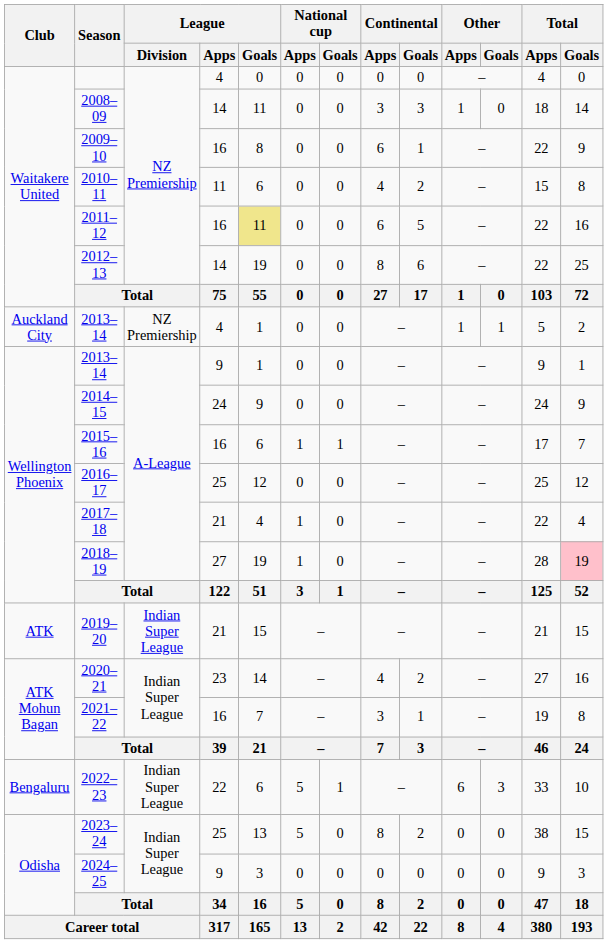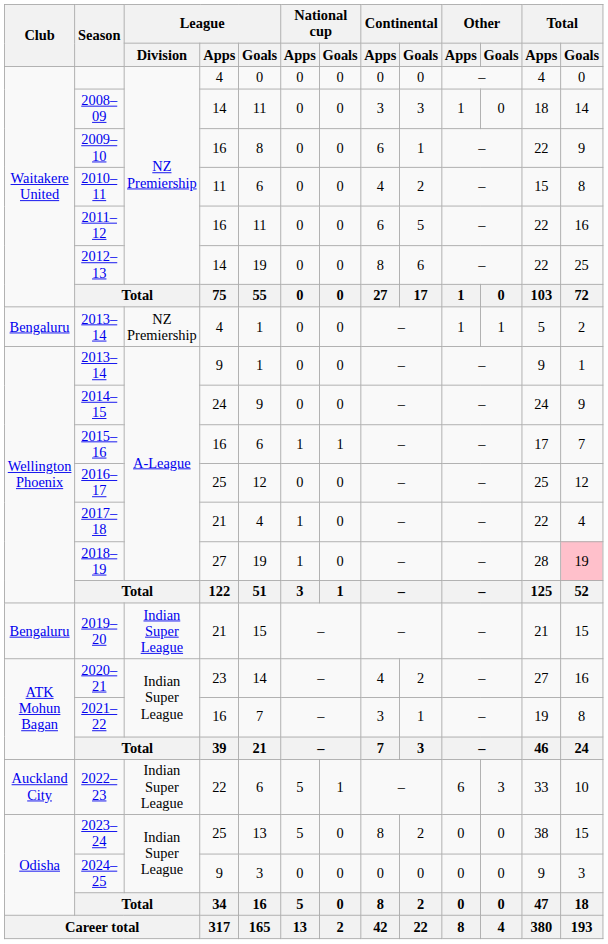(260, 225) khaki background -> (260, 225) no background
(40, 326) Auckland City -> (40, 326) Bengaluru
(40, 630) ATK -> (40, 630) Bengaluru
(40, 787) Bengaluru -> (40, 787) Auckland City
